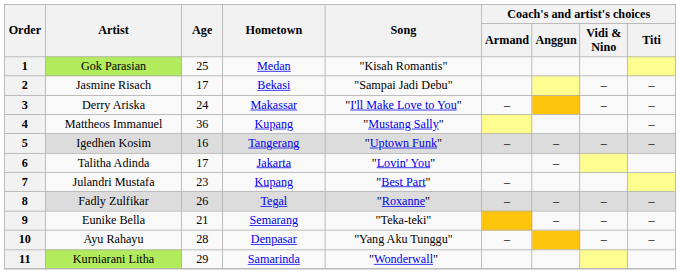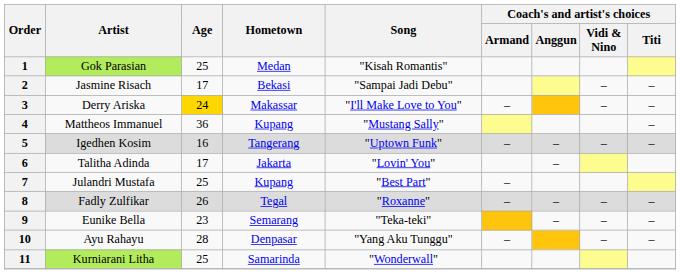(202, 104) no background -> (202, 104) gold background
(202, 182) 23 -> (202, 182) 25
(202, 220) 21 -> (202, 220) 23
(202, 259) 29 -> (202, 259) 25
